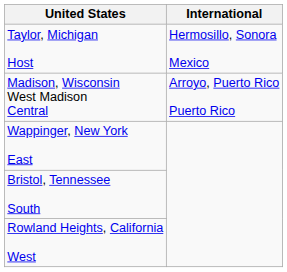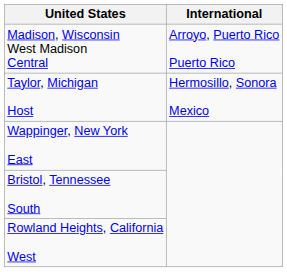rows swapped: (53, 48) <-> (64, 97)
